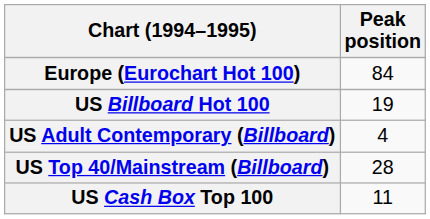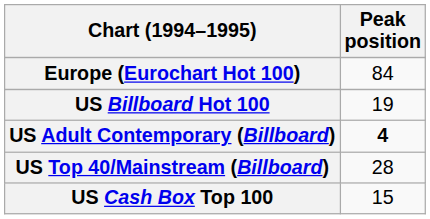(383, 135) normal -> (383, 135) bold
(383, 198) 11 -> (383, 198) 15
